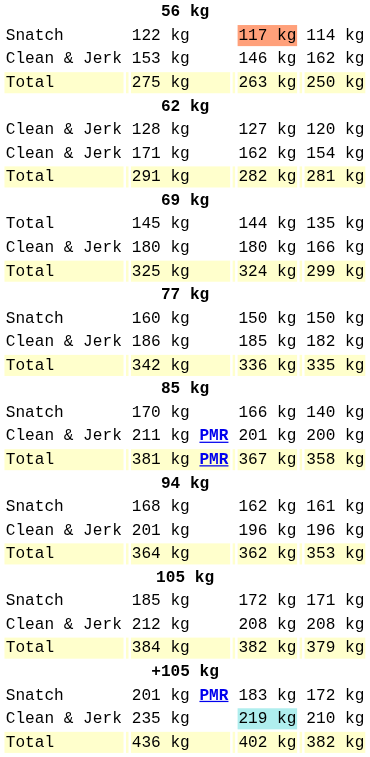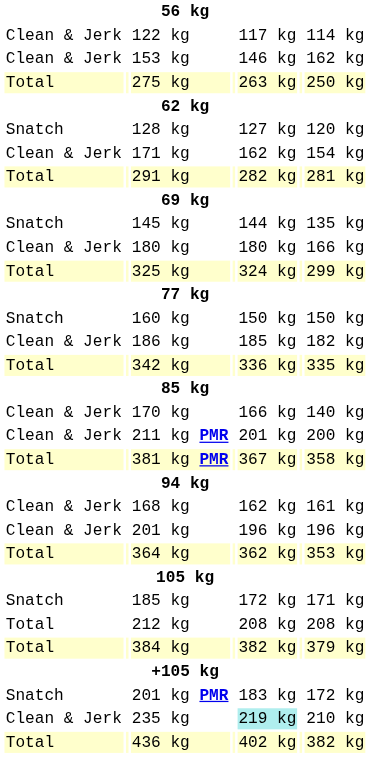(35, 36) Snatch -> (64, 36) Clean & Jerk
(267, 36) lightsalmon background -> (267, 36) no background
(64, 130) Clean & Jerk -> (35, 130) Snatch
(30, 224) Total -> (35, 224) Snatch
(35, 413) Snatch -> (64, 413) Clean & Jerk
(35, 507) Snatch -> (64, 507) Clean & Jerk
(64, 625) Clean & Jerk -> (30, 625) Total
